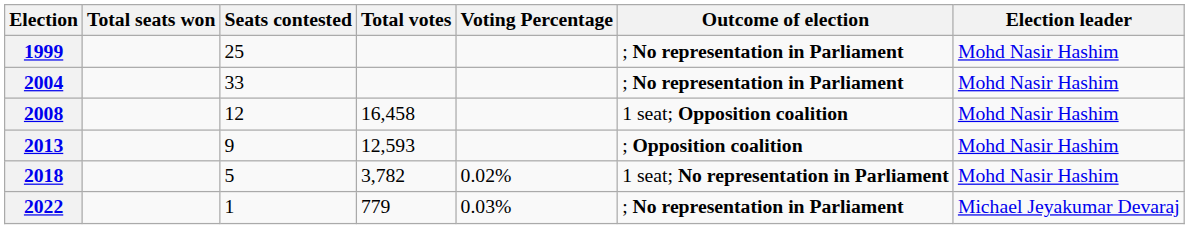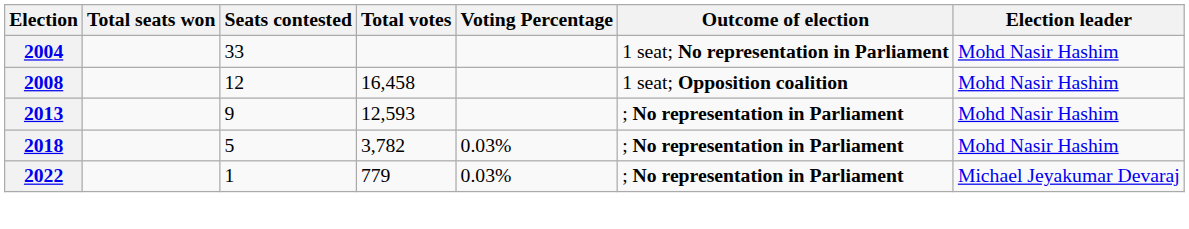- row: (44, 51)
(763, 82) ; No representation in Parliament -> (785, 51) 1 seat; No representation in Parliament
(712, 144) ; Opposition coalition -> (763, 113) ; No representation in Parliament
(486, 176) 0.02% -> (486, 144) 0.03%
(785, 176) 1 seat; No representation in Parliament -> (763, 144) ; No representation in Parliament
